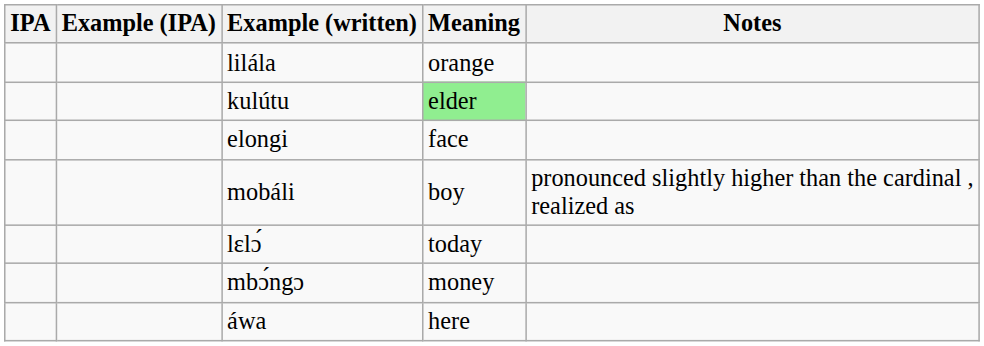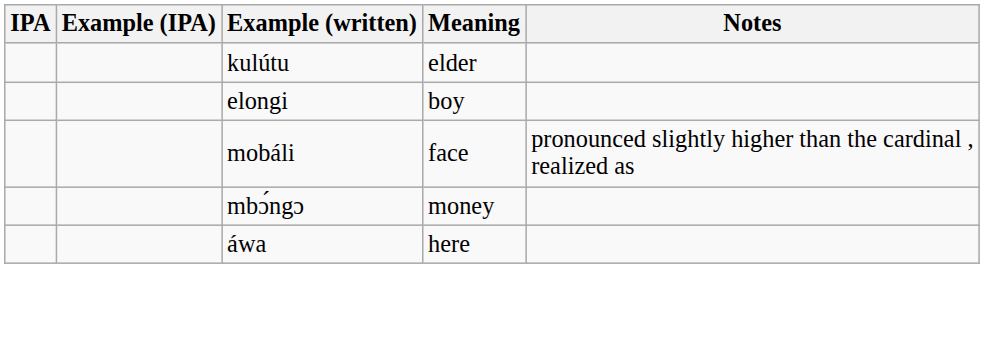- row: (251, 62)
(452, 100) lightgreen background -> (452, 62) no background
(448, 139) face -> (446, 100) boy
(446, 191) boy -> (448, 153) face
- row: (244, 243)
